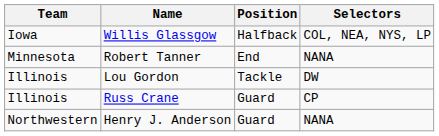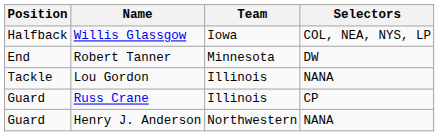columns swapped: (267, 15) <-> (53, 15)
(318, 57) NANA -> (311, 57) DW
(311, 78) DW -> (318, 78) NANA
